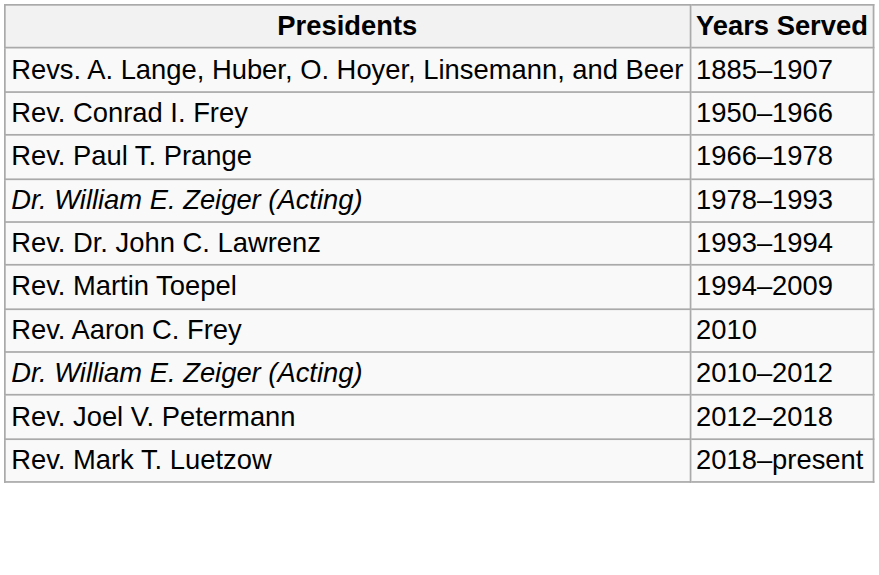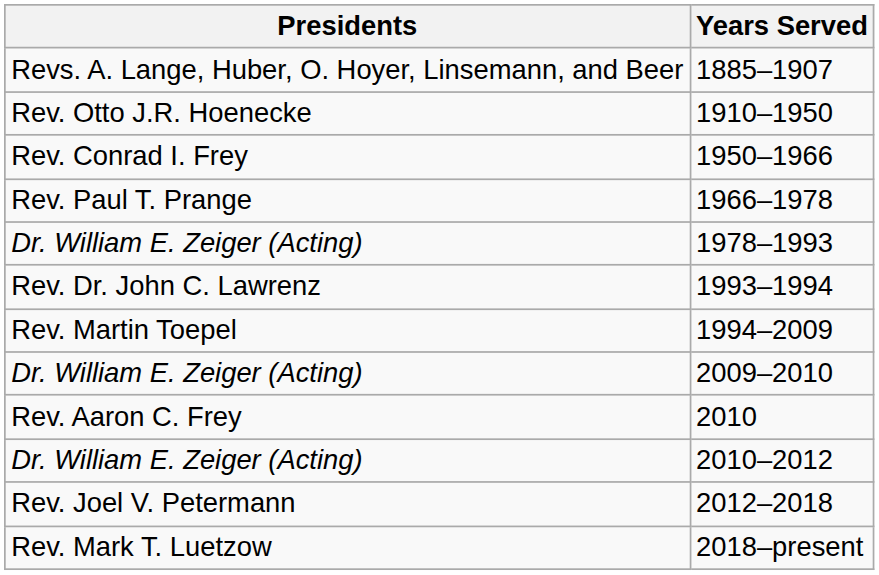+ row: (764, 112)
+ row: (764, 373)
